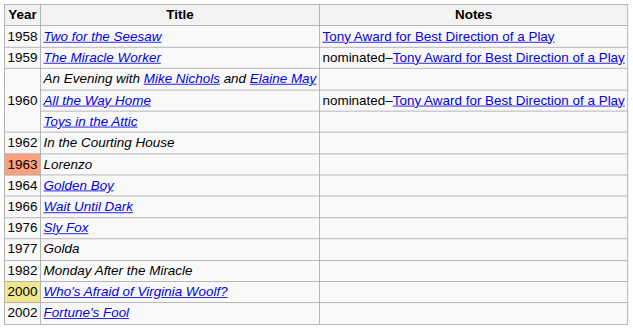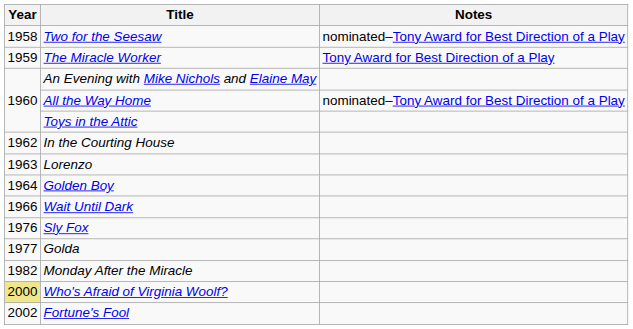(439, 36) Tony Award for Best Direction of a Play -> (474, 36) nominated–Tony Award for Best Direction of a Play
(474, 57) nominated–Tony Award for Best Direction of a Play -> (439, 57) Tony Award for Best Direction of a Play
(22, 164) lightsalmon background -> (22, 164) no background
